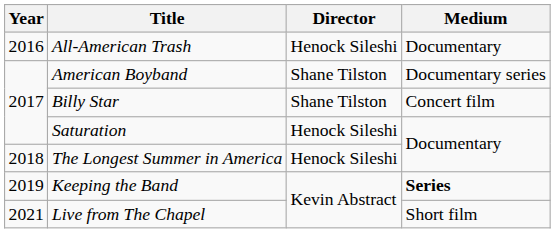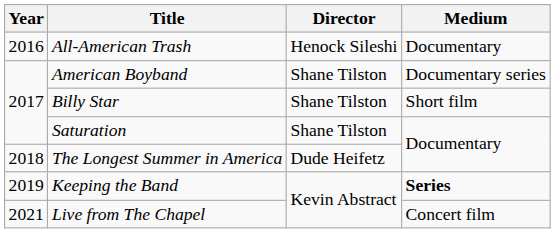(450, 102) Concert film -> (442, 102) Short film
(344, 130) Henock Sileshi -> (339, 130) Shane Tilston
(344, 158) Henock Sileshi -> (338, 158) Dude Heifetz
(442, 213) Short film -> (450, 213) Concert film
